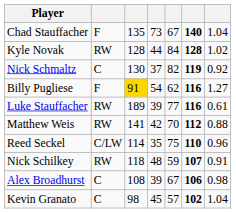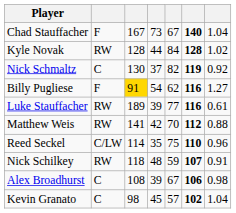(136, 32) 135 -> (136, 32) 167
